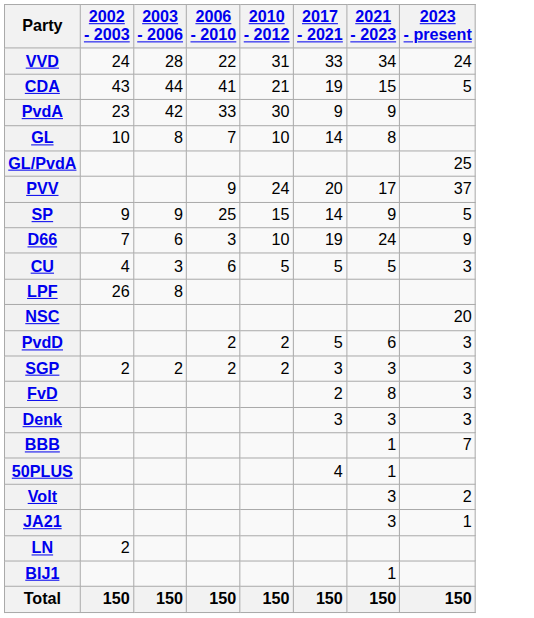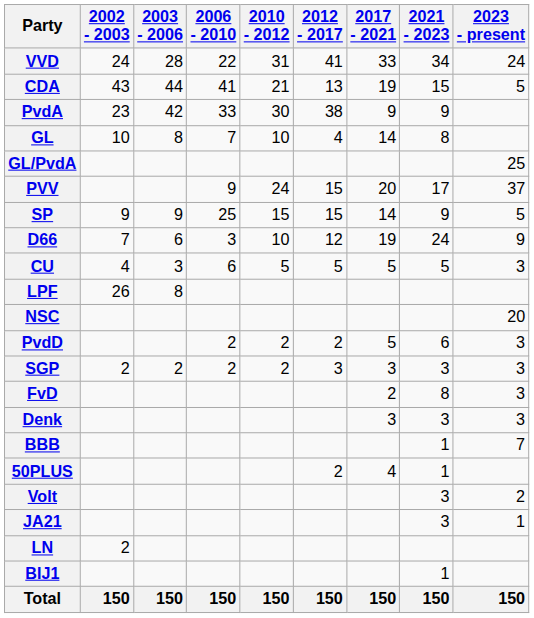+ column: (320, 26)
